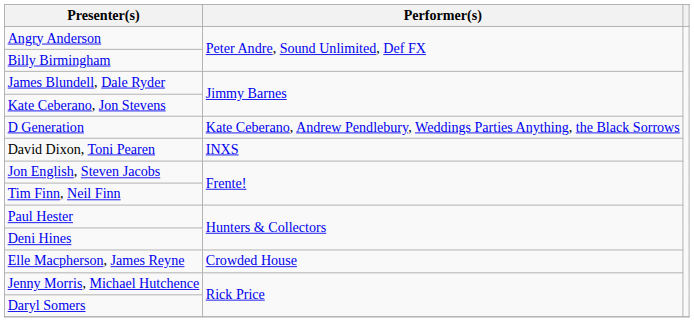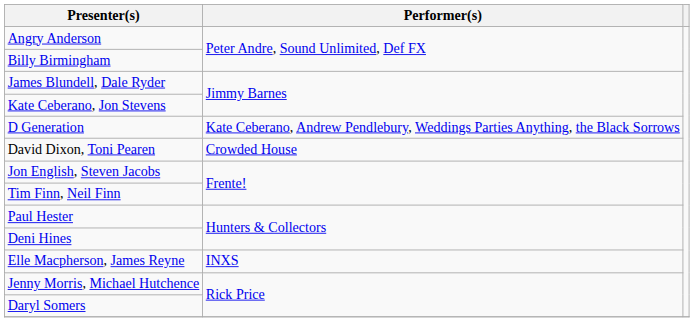(222, 149) INXS -> (251, 149) Crowded House
(251, 261) Crowded House -> (222, 261) INXS
